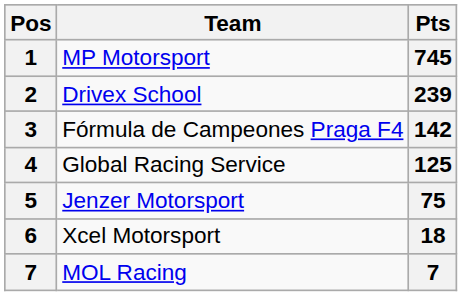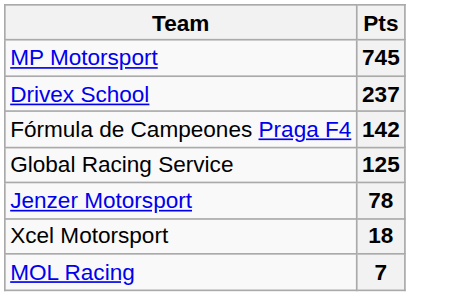- column: (31, 22)
(433, 93) 239 -> (381, 93) 237
(433, 200) 75 -> (381, 200) 78
